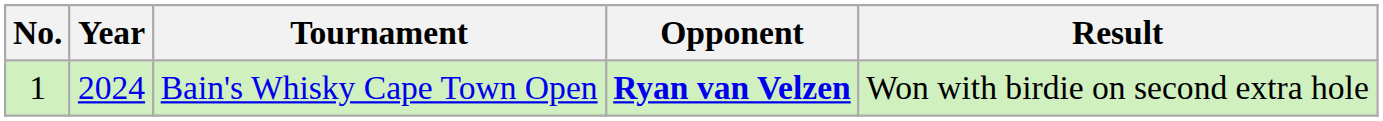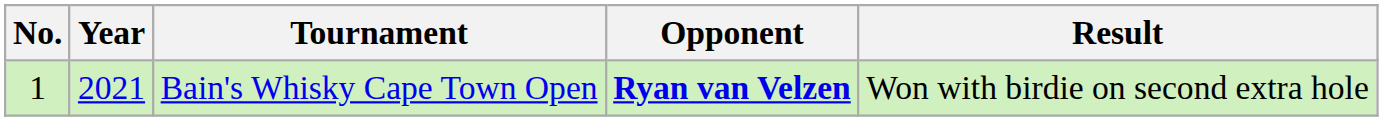(111, 87) 2024 -> (111, 87) 2021
